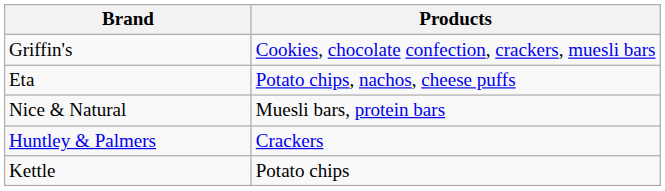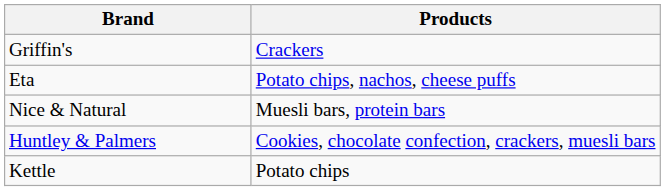(456, 49) Cookies, chocolate confection, crackers, muesli bars -> (290, 49) Crackers
(290, 140) Crackers -> (456, 140) Cookies, chocolate confection, crackers, muesli bars
